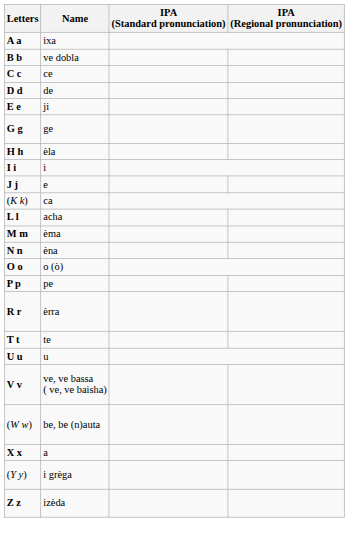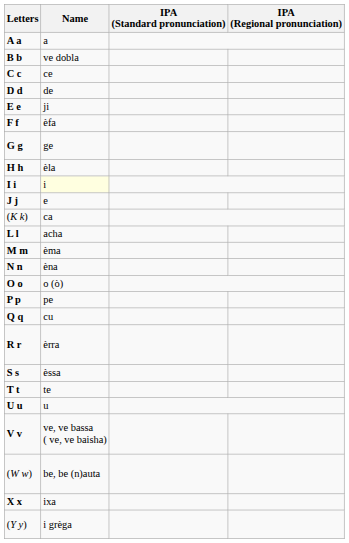(50, 40) ixa -> (46, 40) a
+ row: (13, 123)
(45, 168) no background -> (45, 184) lightyellow background
+ row: (15, 316)
+ row: (13, 372)
(46, 452) a -> (50, 502) ixa
- row: (14, 503)
